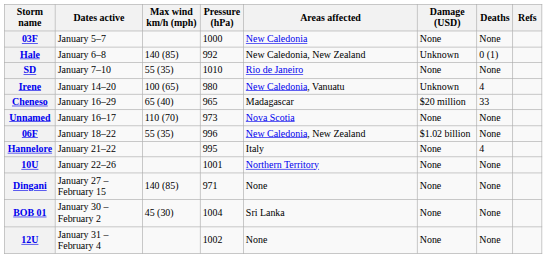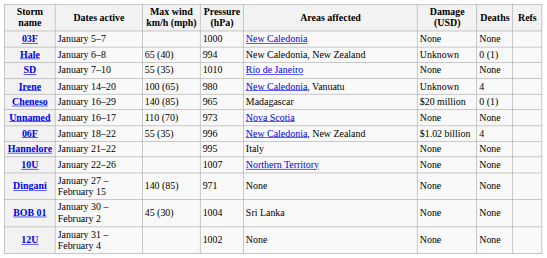(162, 54) 140 (85) -> (159, 54) 65 (40)
(210, 54) 992 -> (210, 54) 994
(159, 102) 65 (40) -> (162, 102) 140 (85)
(484, 102) 33 -> (489, 102) 0 (1)
(490, 133) None -> (482, 133) 4
(482, 149) 4 -> (490, 149) None
(213, 165) 1001 -> (213, 165) 1007
